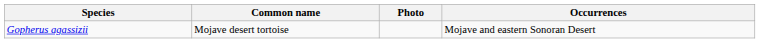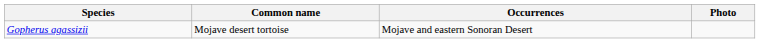columns swapped: (598, 12) <-> (411, 12)
